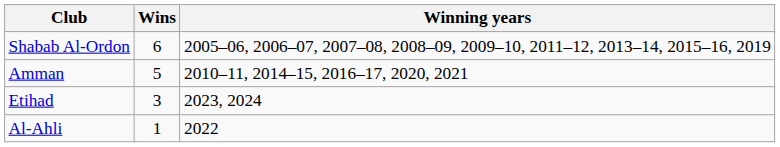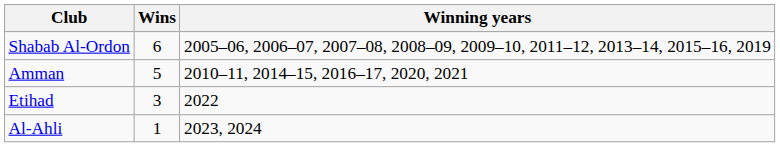(223, 100) 2023, 2024 -> (201, 100) 2022
(201, 127) 2022 -> (223, 127) 2023, 2024
